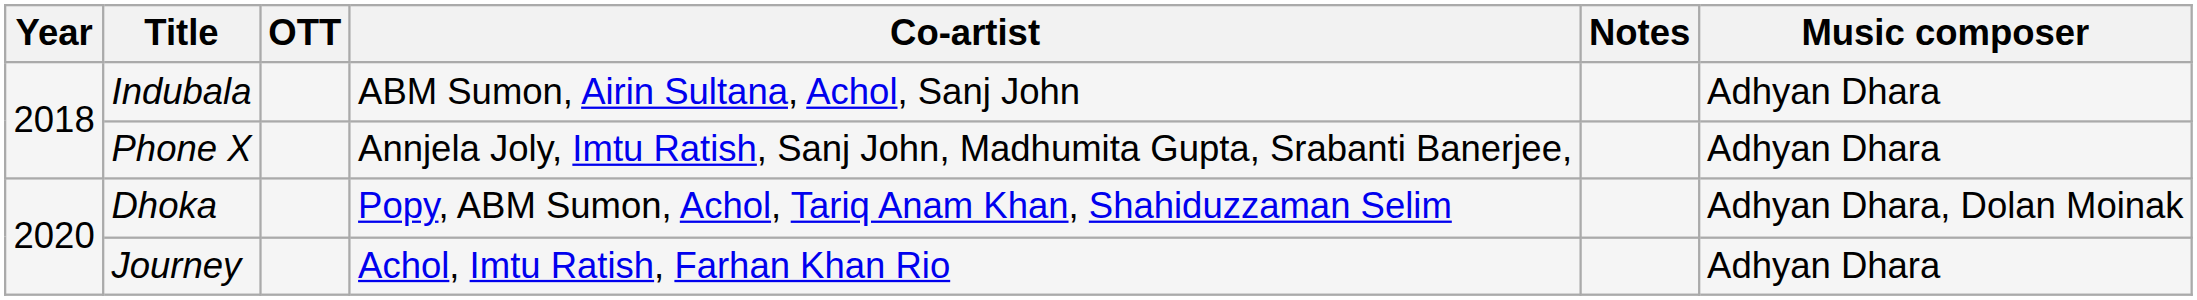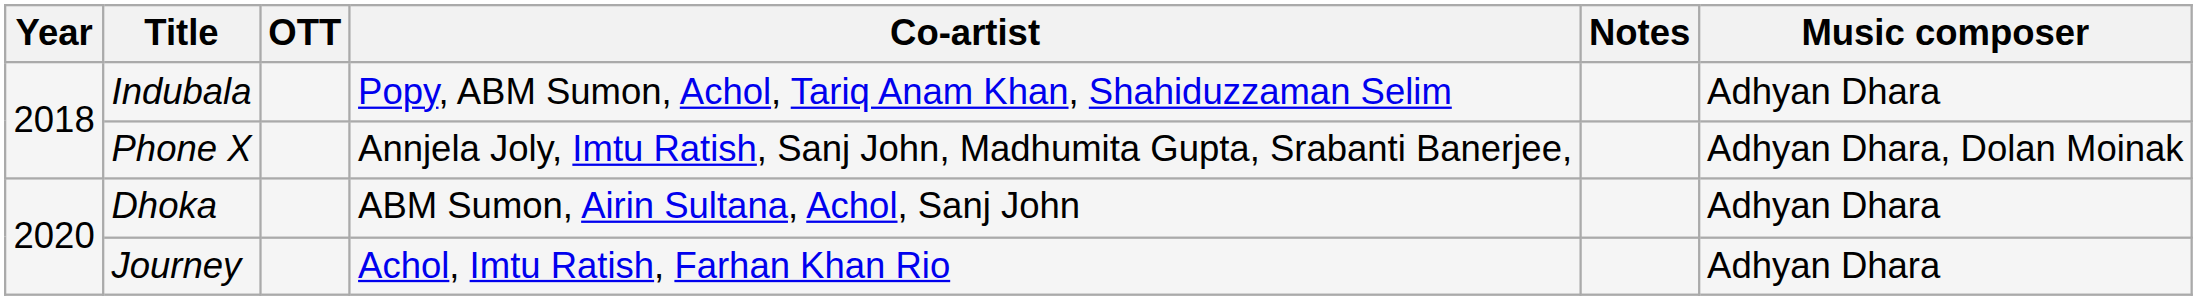(719, 91) ABM Sumon, Airin Sultana, Achol, Sanj John -> (905, 91) Popy, ABM Sumon, Achol, Tariq Anam Khan, Shahiduzzaman Selim
(1824, 149) Adhyan Dhara -> (1945, 149) Adhyan Dhara, Dolan Moinak
(905, 206) Popy, ABM Sumon, Achol, Tariq Anam Khan, Shahiduzzaman Selim -> (719, 206) ABM Sumon, Airin Sultana, Achol, Sanj John
(1945, 206) Adhyan Dhara, Dolan Moinak -> (1824, 206) Adhyan Dhara
